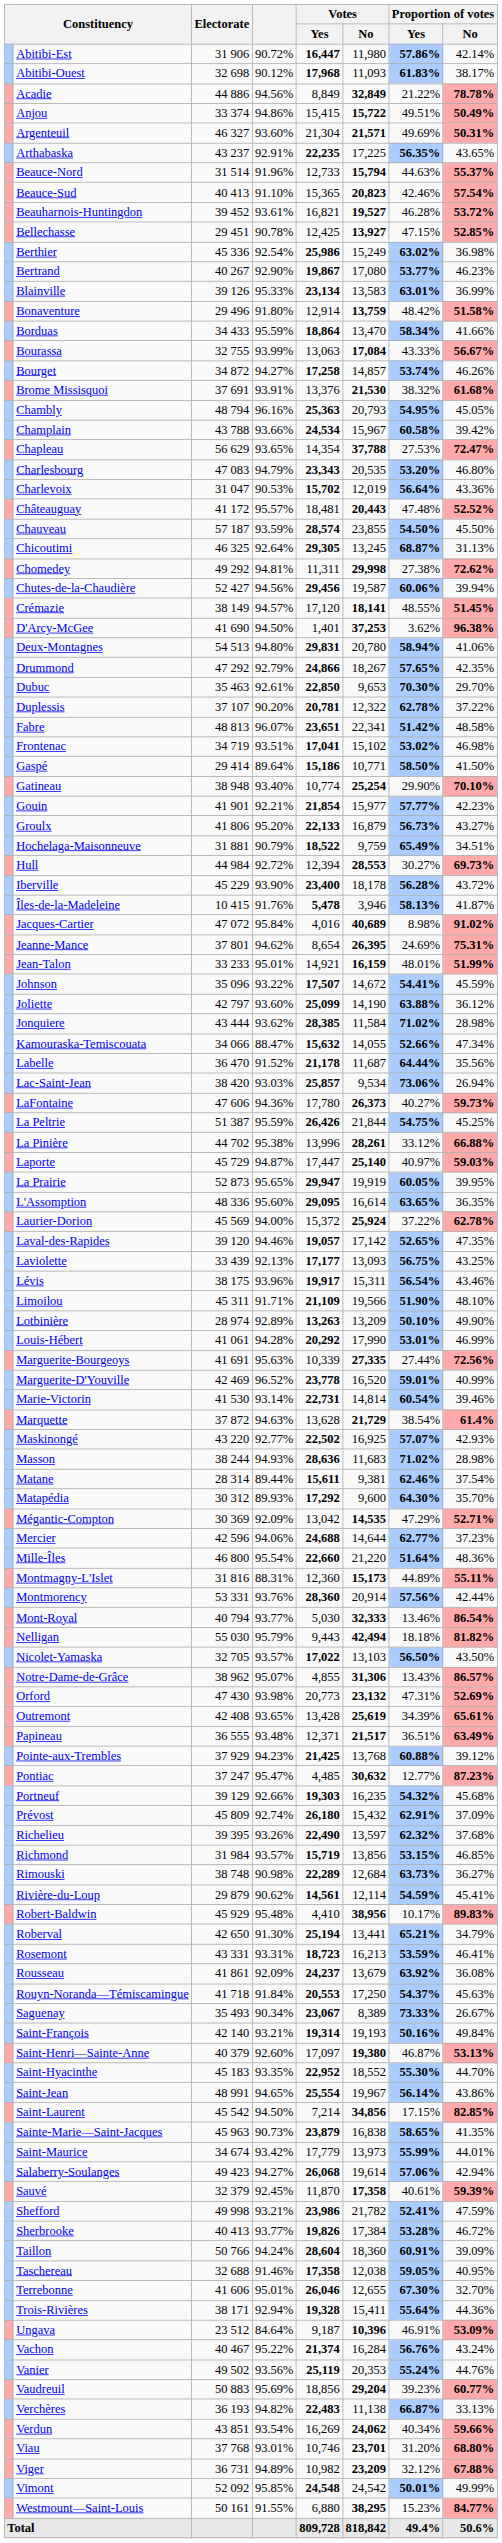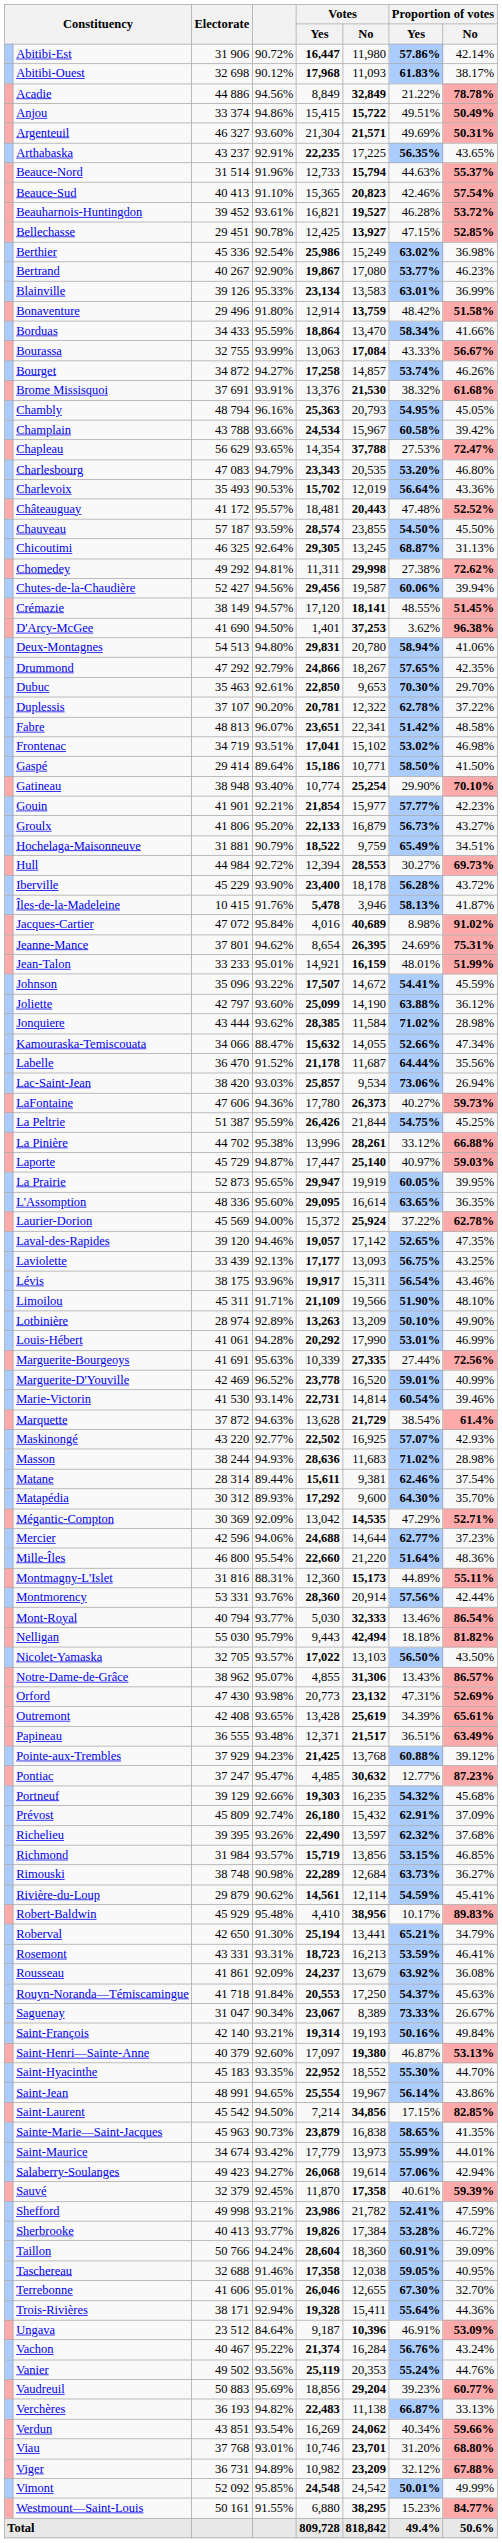(232, 489) 31 047 -> (232, 489) 35 493
(232, 2013) 35 493 -> (232, 2013) 31 047
